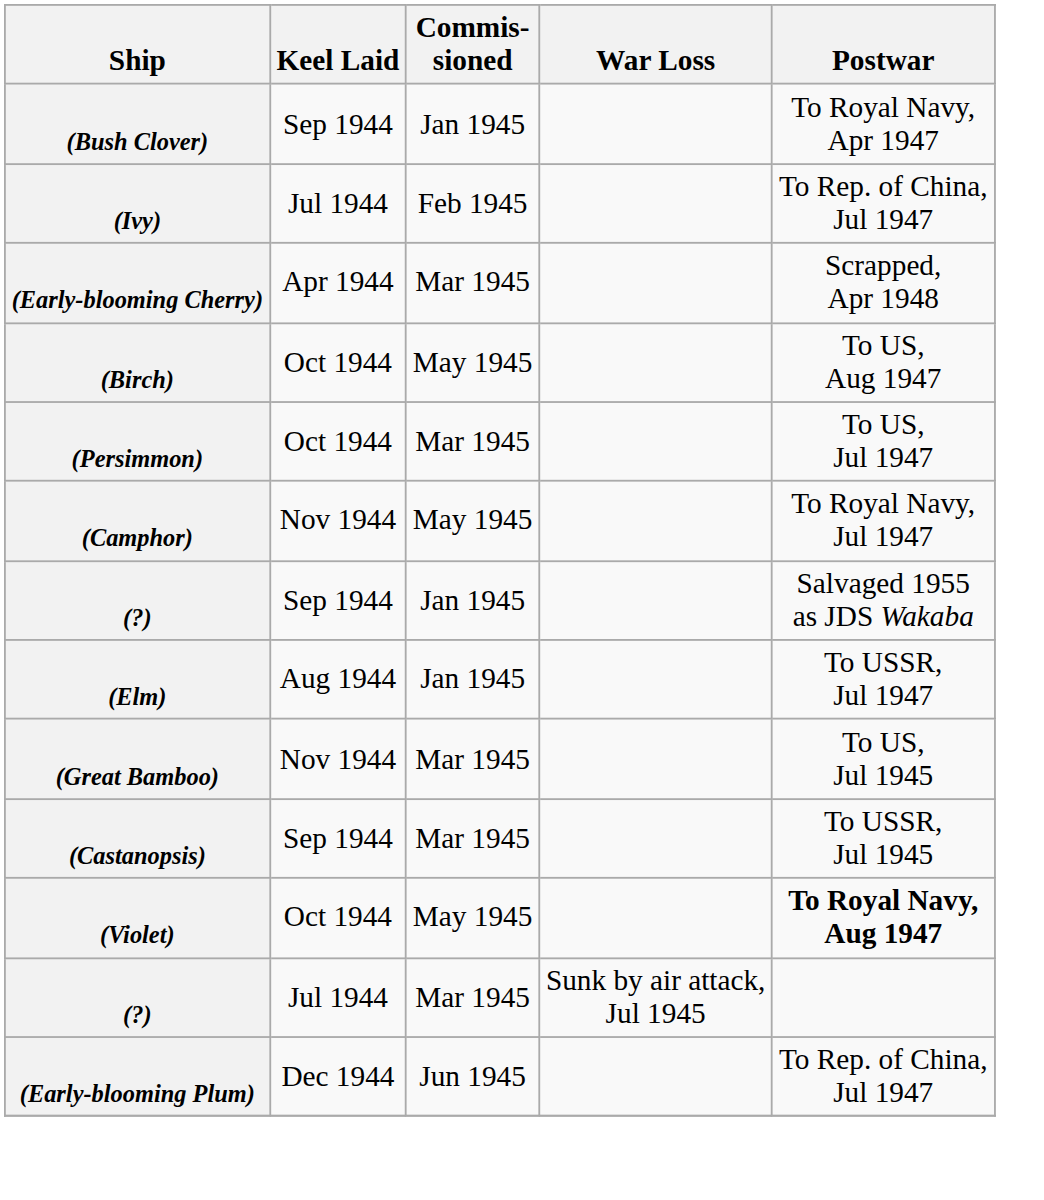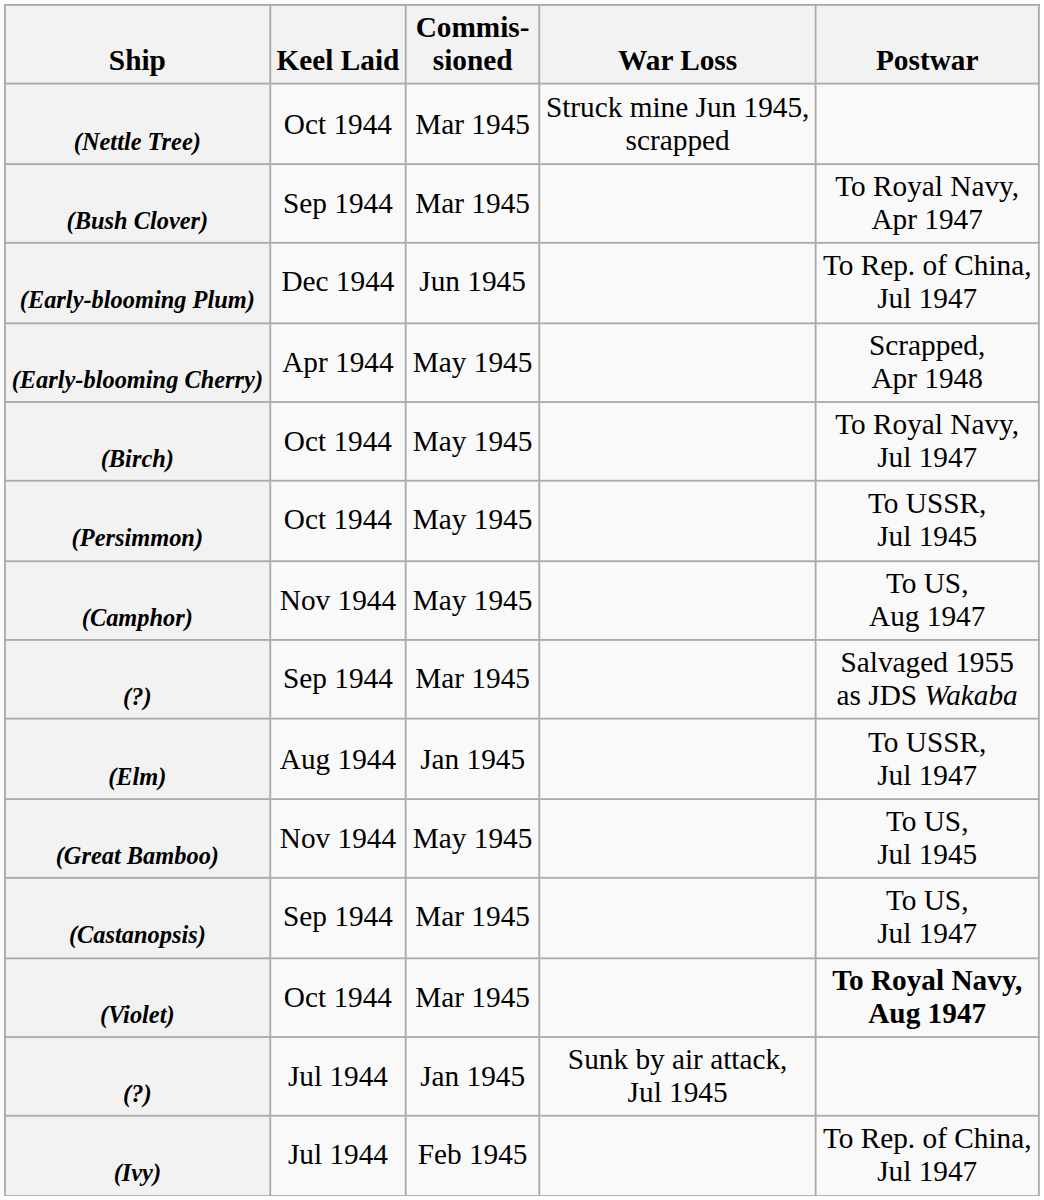+ row: (137, 141)
(473, 123) Jan 1945 -> (473, 202) Mar 1945
rows swapped: (137, 1094) <-> (137, 221)
(473, 282) Mar 1945 -> (473, 361) May 1945
(883, 361) To US, Aug 1947 -> (927, 441) To Royal Navy, Jul 1947
(473, 441) Mar 1945 -> (473, 520) May 1945
(883, 441) To US, Jul 1947 -> (927, 520) To USSR, Jul 1945
(883, 520) To Royal Navy, Jul 1947 -> (927, 599) To US, Aug 1947
(473, 599) Jan 1945 -> (473, 679) Mar 1945
(473, 758) Mar 1945 -> (473, 837) May 1945
(883, 837) To USSR, Jul 1945 -> (927, 917) To US, Jul 1947
(473, 917) May 1945 -> (473, 996) Mar 1945
(473, 996) Mar 1945 -> (473, 1076) Jan 1945
